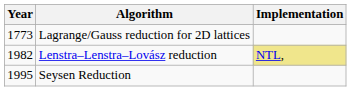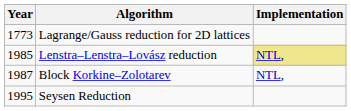(20, 55) 1982 -> (20, 55) 1985
+ row: (105, 75)
